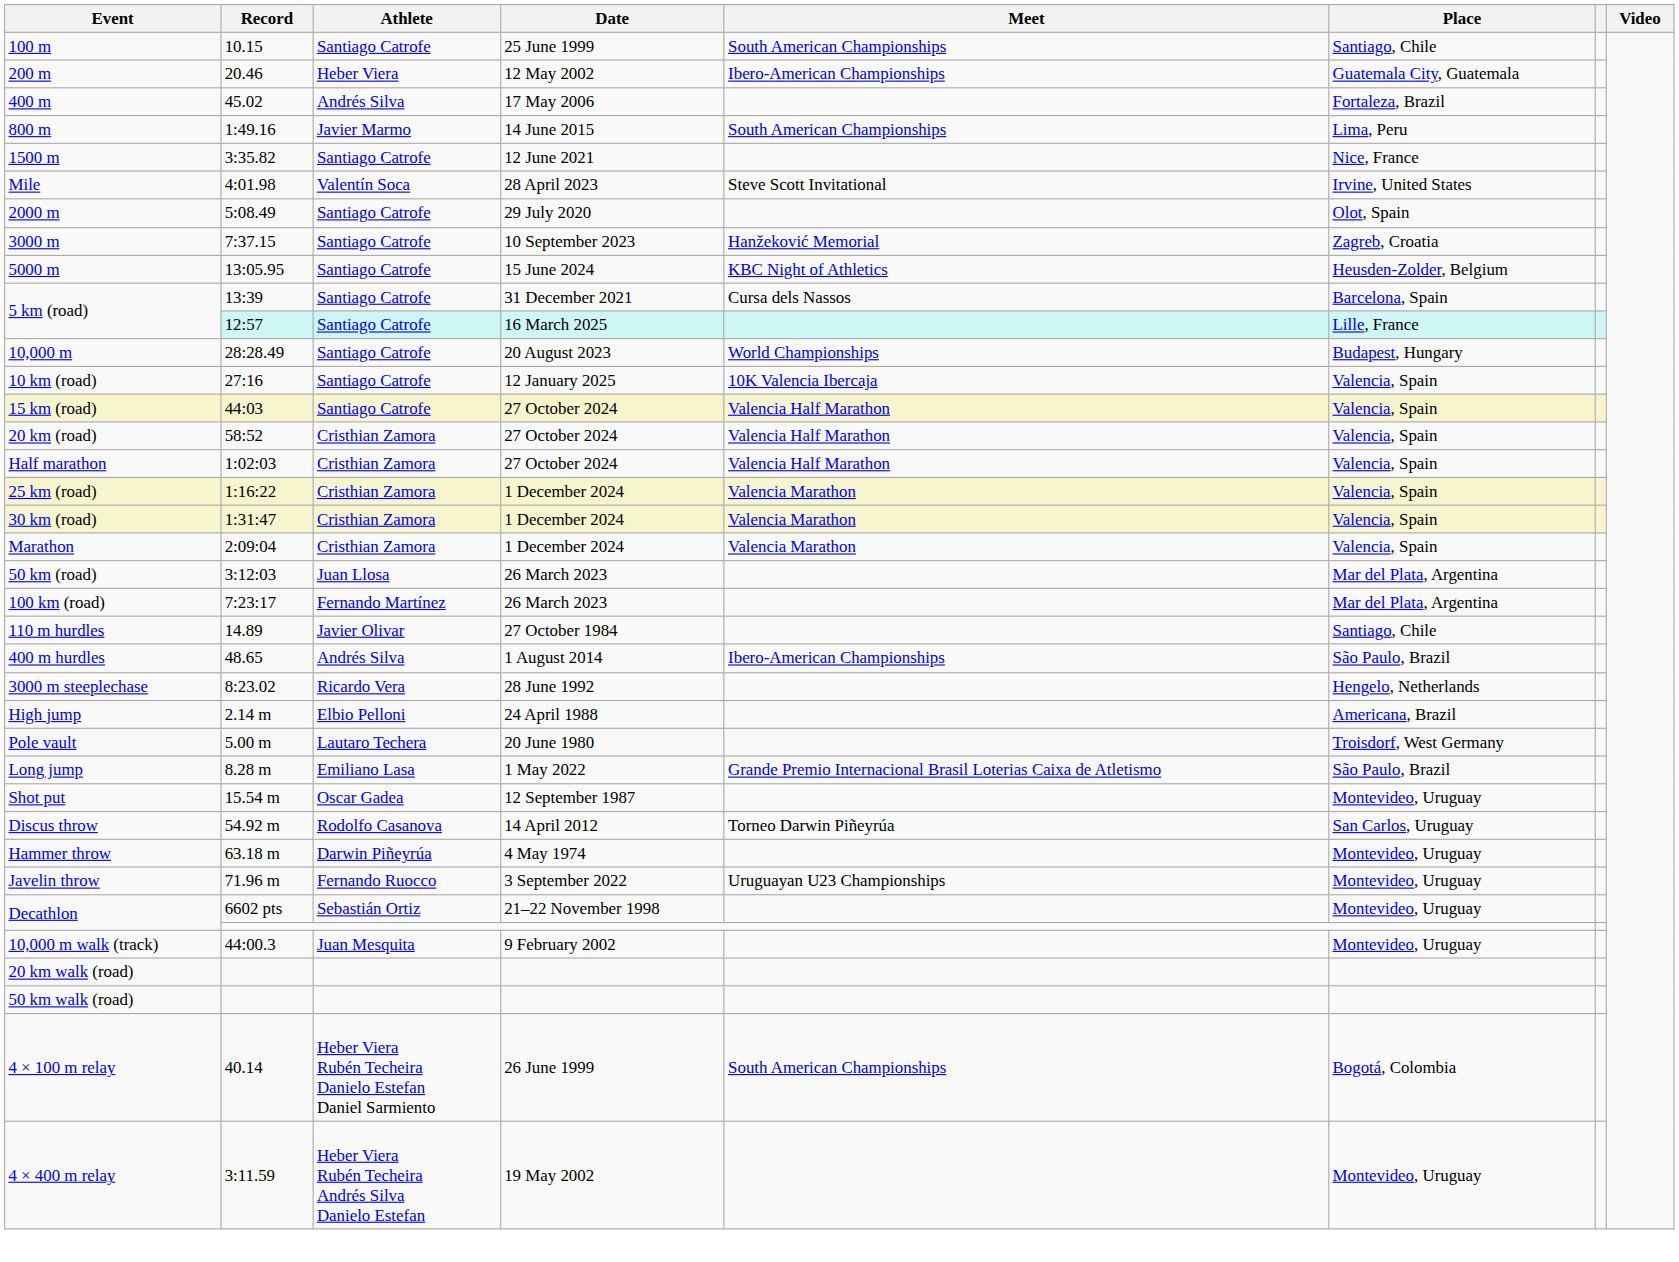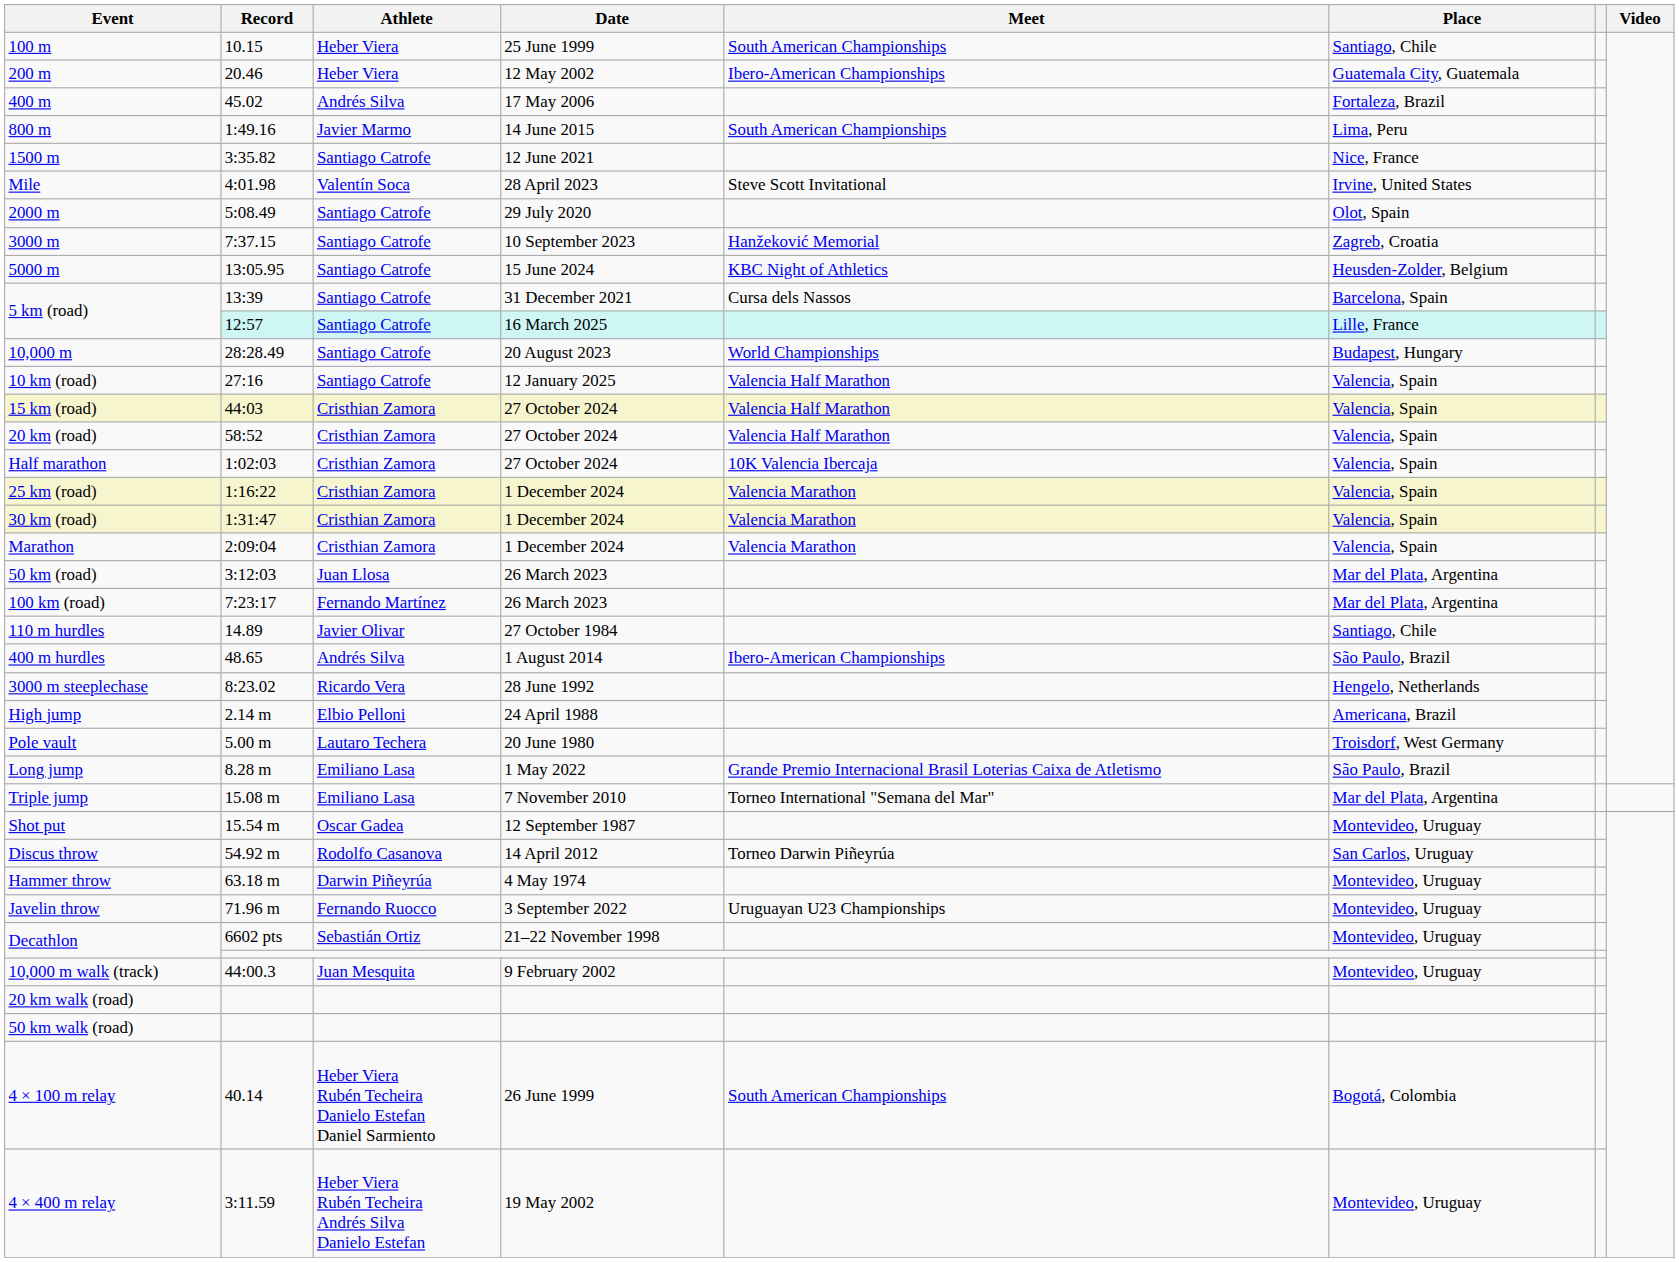(374, 46) Santiago Catrofe -> (358, 46) Heber Viera
(803, 380) 10K Valencia Ibercaja -> (809, 380) Valencia Half Marathon
(374, 408) Santiago Catrofe -> (376, 408) Cristhian Zamora
(809, 463) Valencia Half Marathon -> (803, 463) 10K Valencia Ibercaja
+ row: (48, 797)
